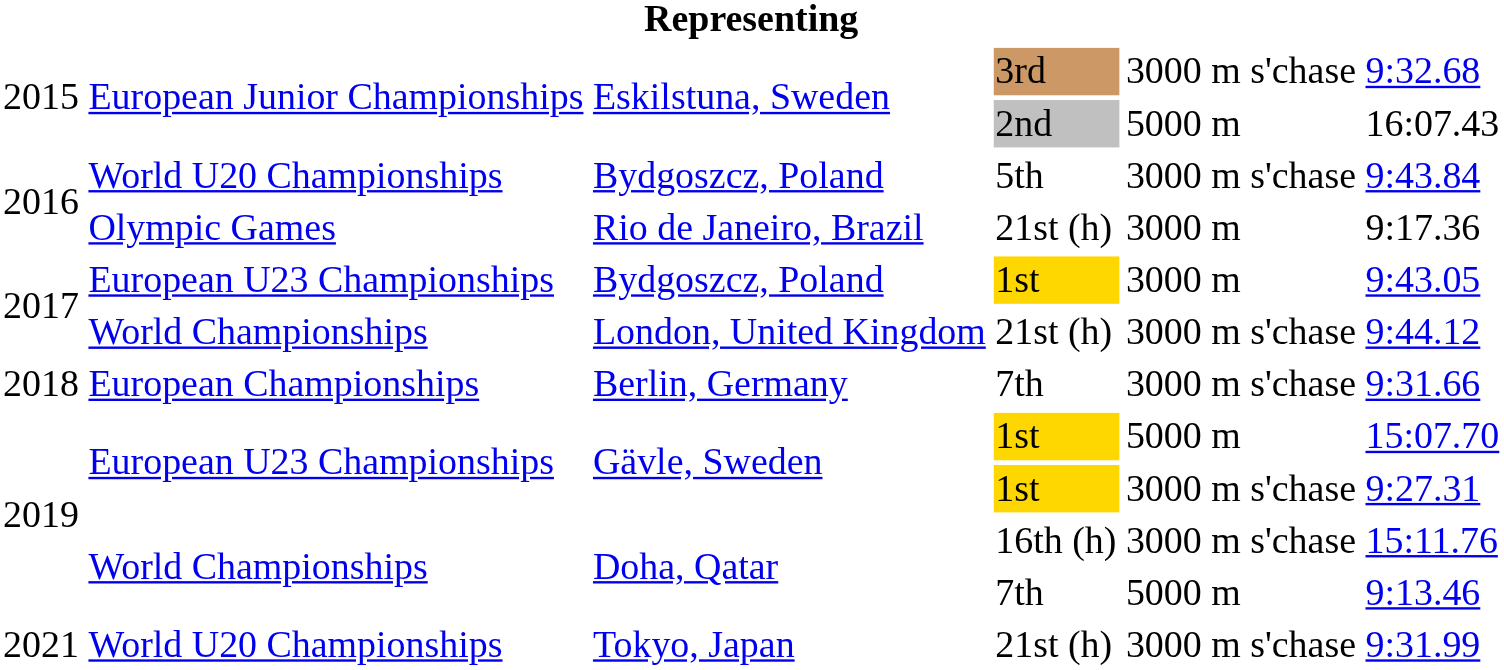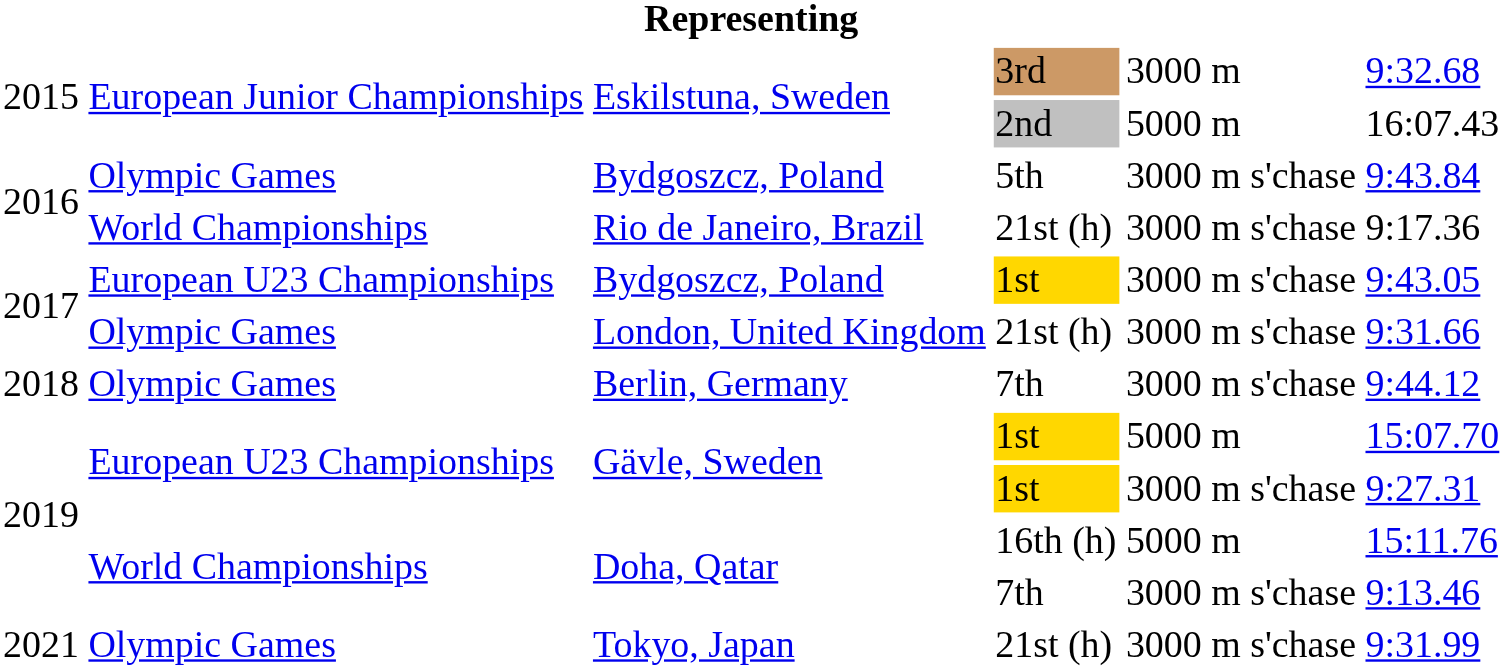(1241, 70) 3000 m s'chase -> (1183, 70) 3000 m
(295, 175) World U20 Championships -> (212, 175) Olympic Games
(212, 227) Olympic Games -> (258, 227) World Championships
(1183, 227) 3000 m -> (1241, 227) 3000 m s'chase
(1183, 279) 3000 m -> (1241, 279) 3000 m s'chase
(258, 331) World Championships -> (212, 331) Olympic Games
(1423, 331) 9:44.12 -> (1423, 331) 9:31.66
(284, 383) European Championships -> (212, 383) Olympic Games
(1423, 383) 9:31.66 -> (1423, 383) 9:44.12
(1241, 540) 3000 m s'chase -> (1183, 540) 5000 m
(1183, 592) 5000 m -> (1241, 592) 3000 m s'chase
(295, 644) World U20 Championships -> (212, 644) Olympic Games
